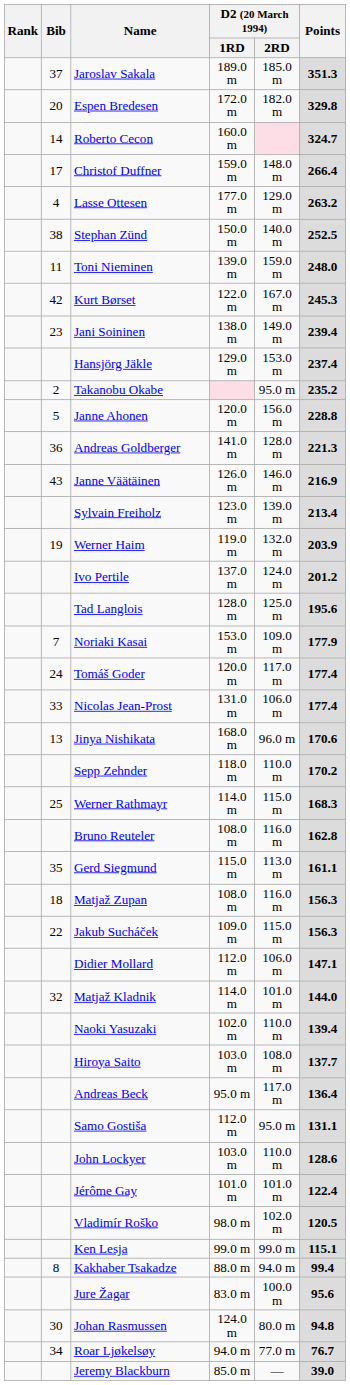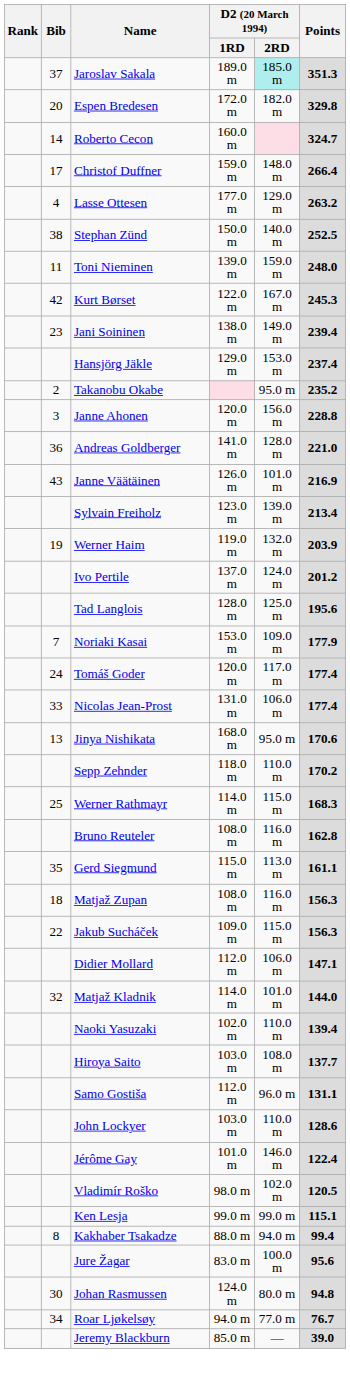(277, 73) no background -> (277, 73) paleturquoise background
(56, 415) 5 -> (56, 415) 3
(323, 448) 221.3 -> (323, 448) 221.0
(277, 480) 146.0 m -> (277, 480) 101.0 m
(277, 738) 96.0 m -> (277, 738) 95.0 m
- row: (111, 1093)
(277, 1126) 95.0 m -> (277, 1093) 96.0 m
(277, 1190) 101.0 m -> (277, 1158) 146.0 m
